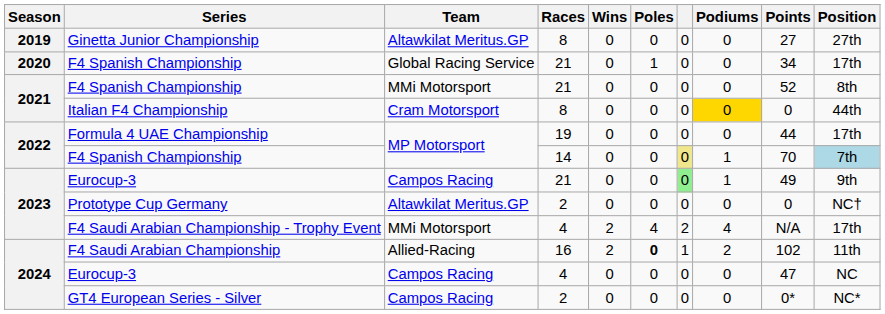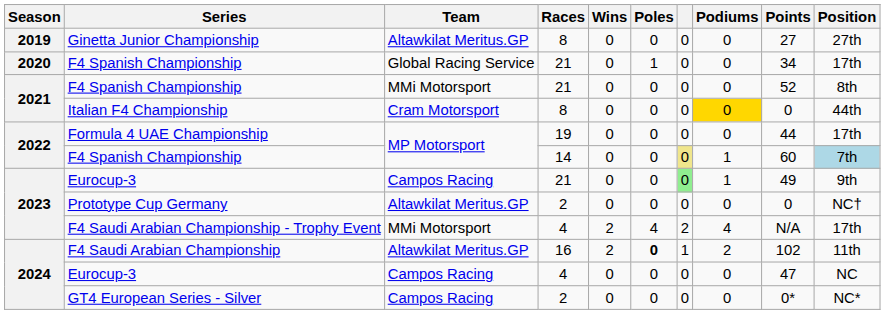(788, 157) 70 -> (788, 157) 60
(431, 251) Allied-Racing -> (458, 251) Altawkilat Meritus.GP
